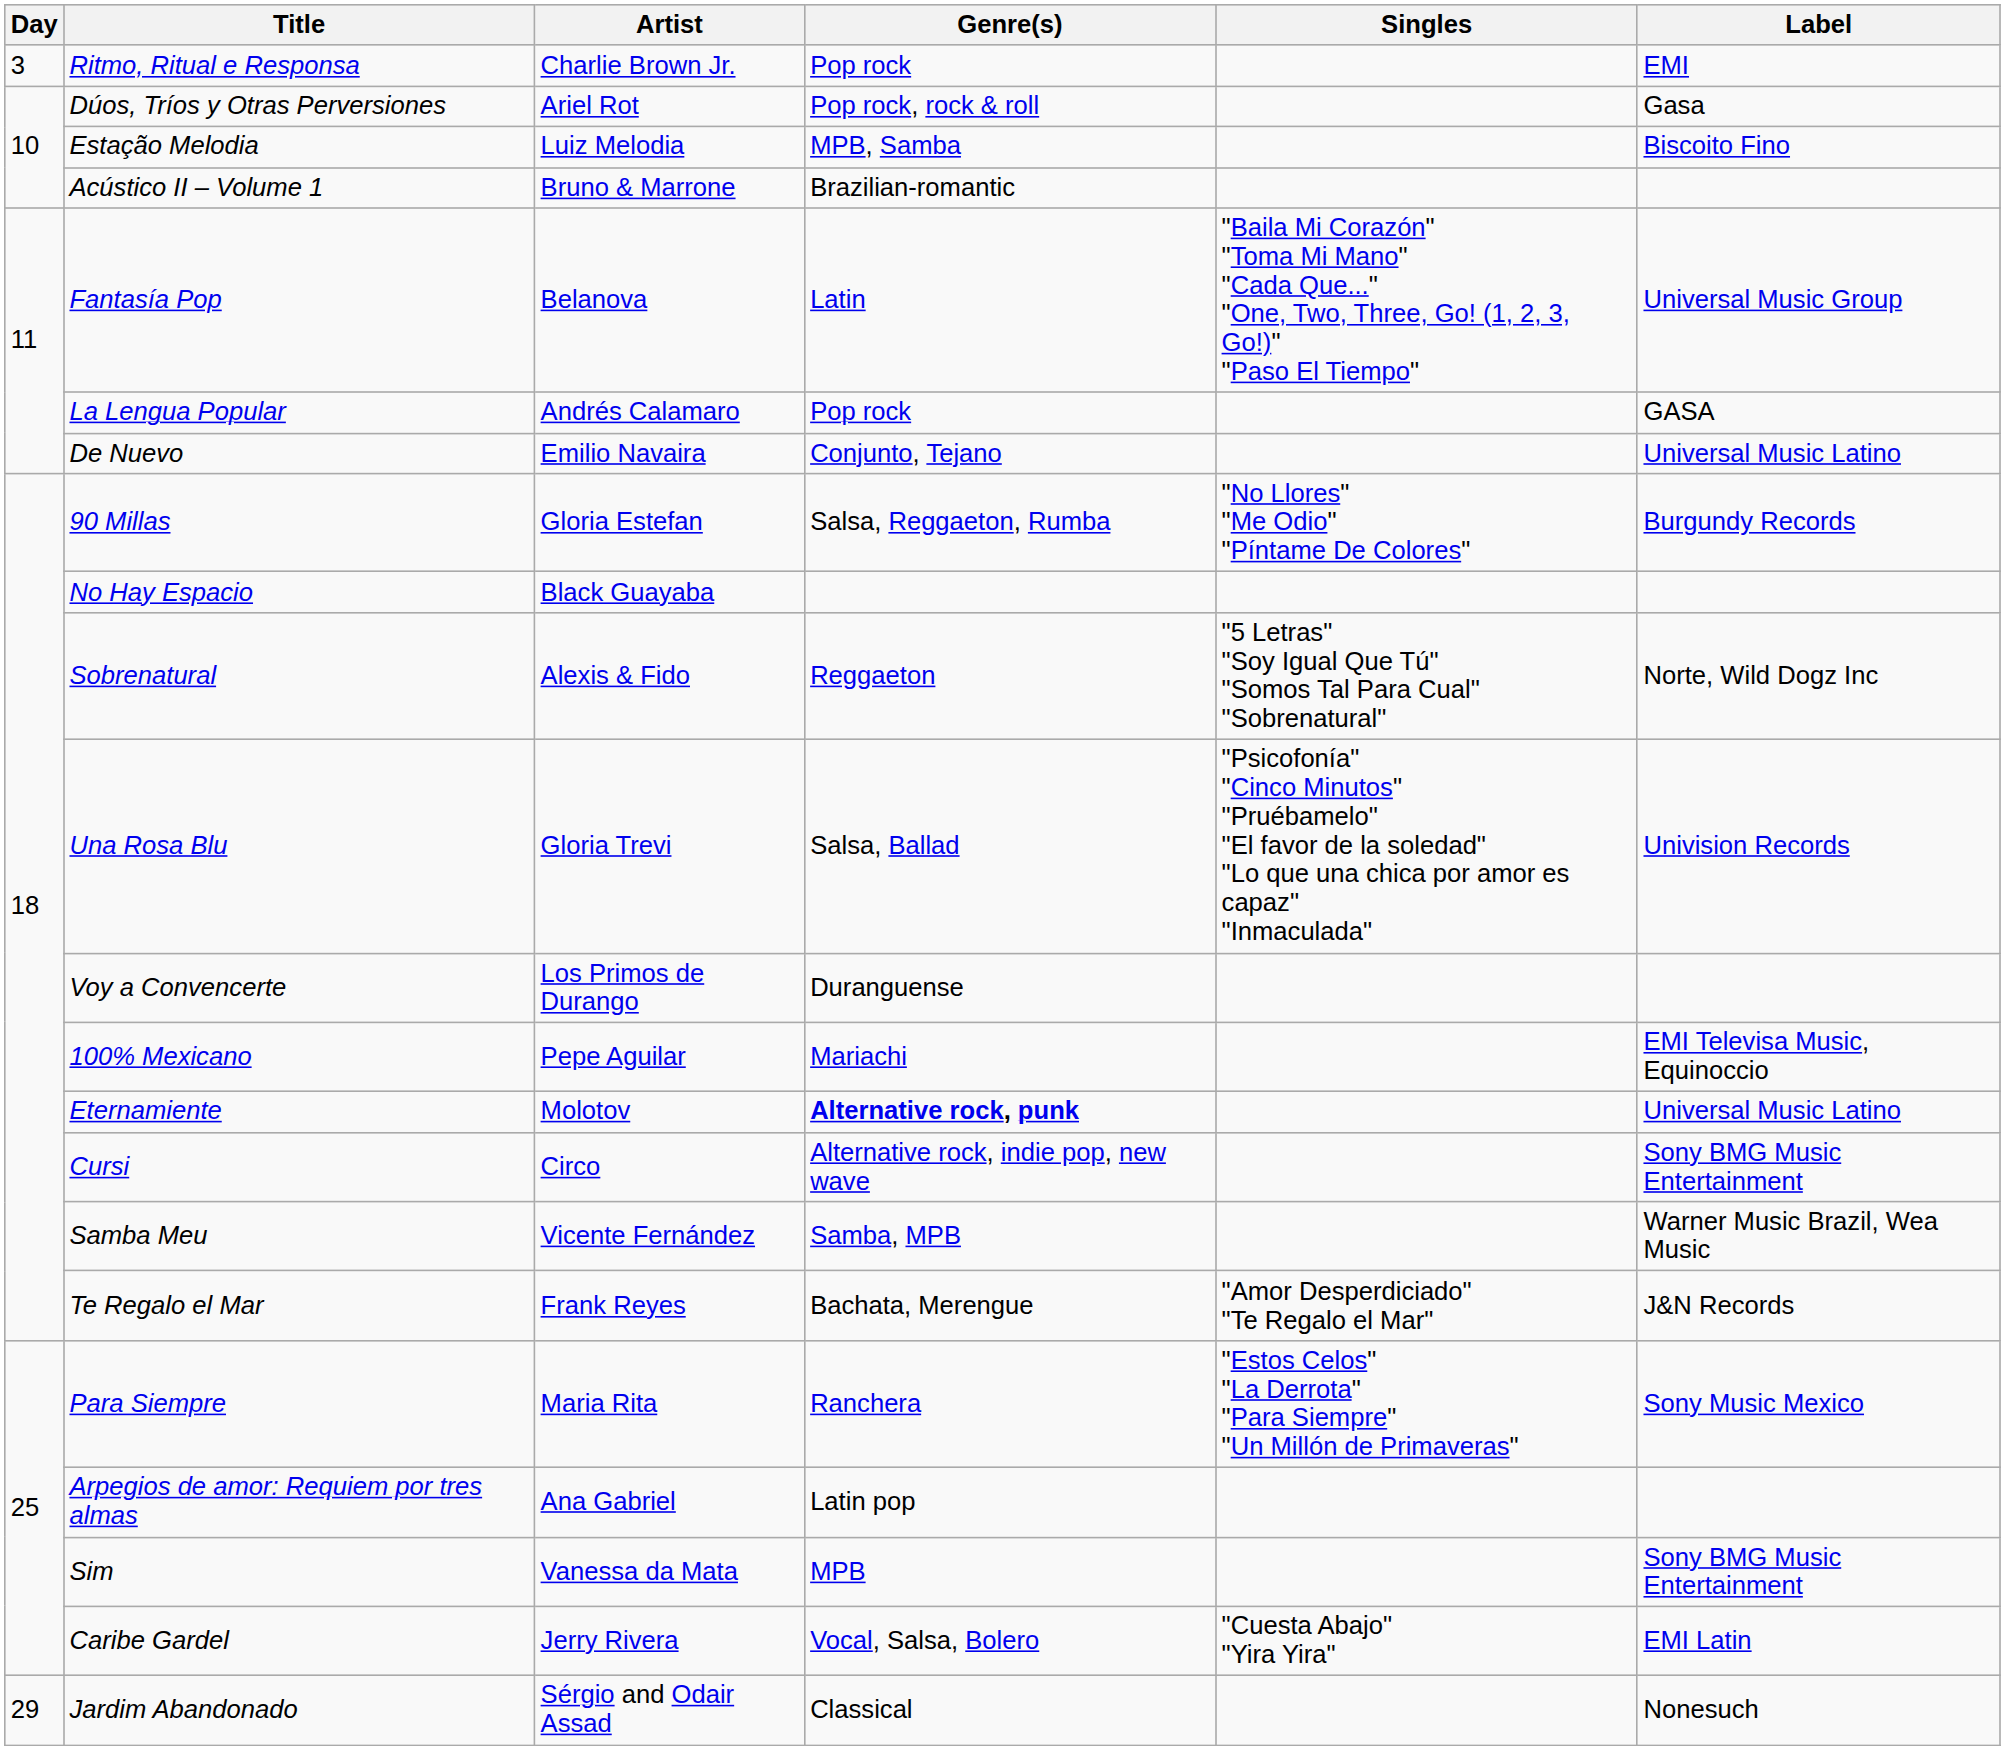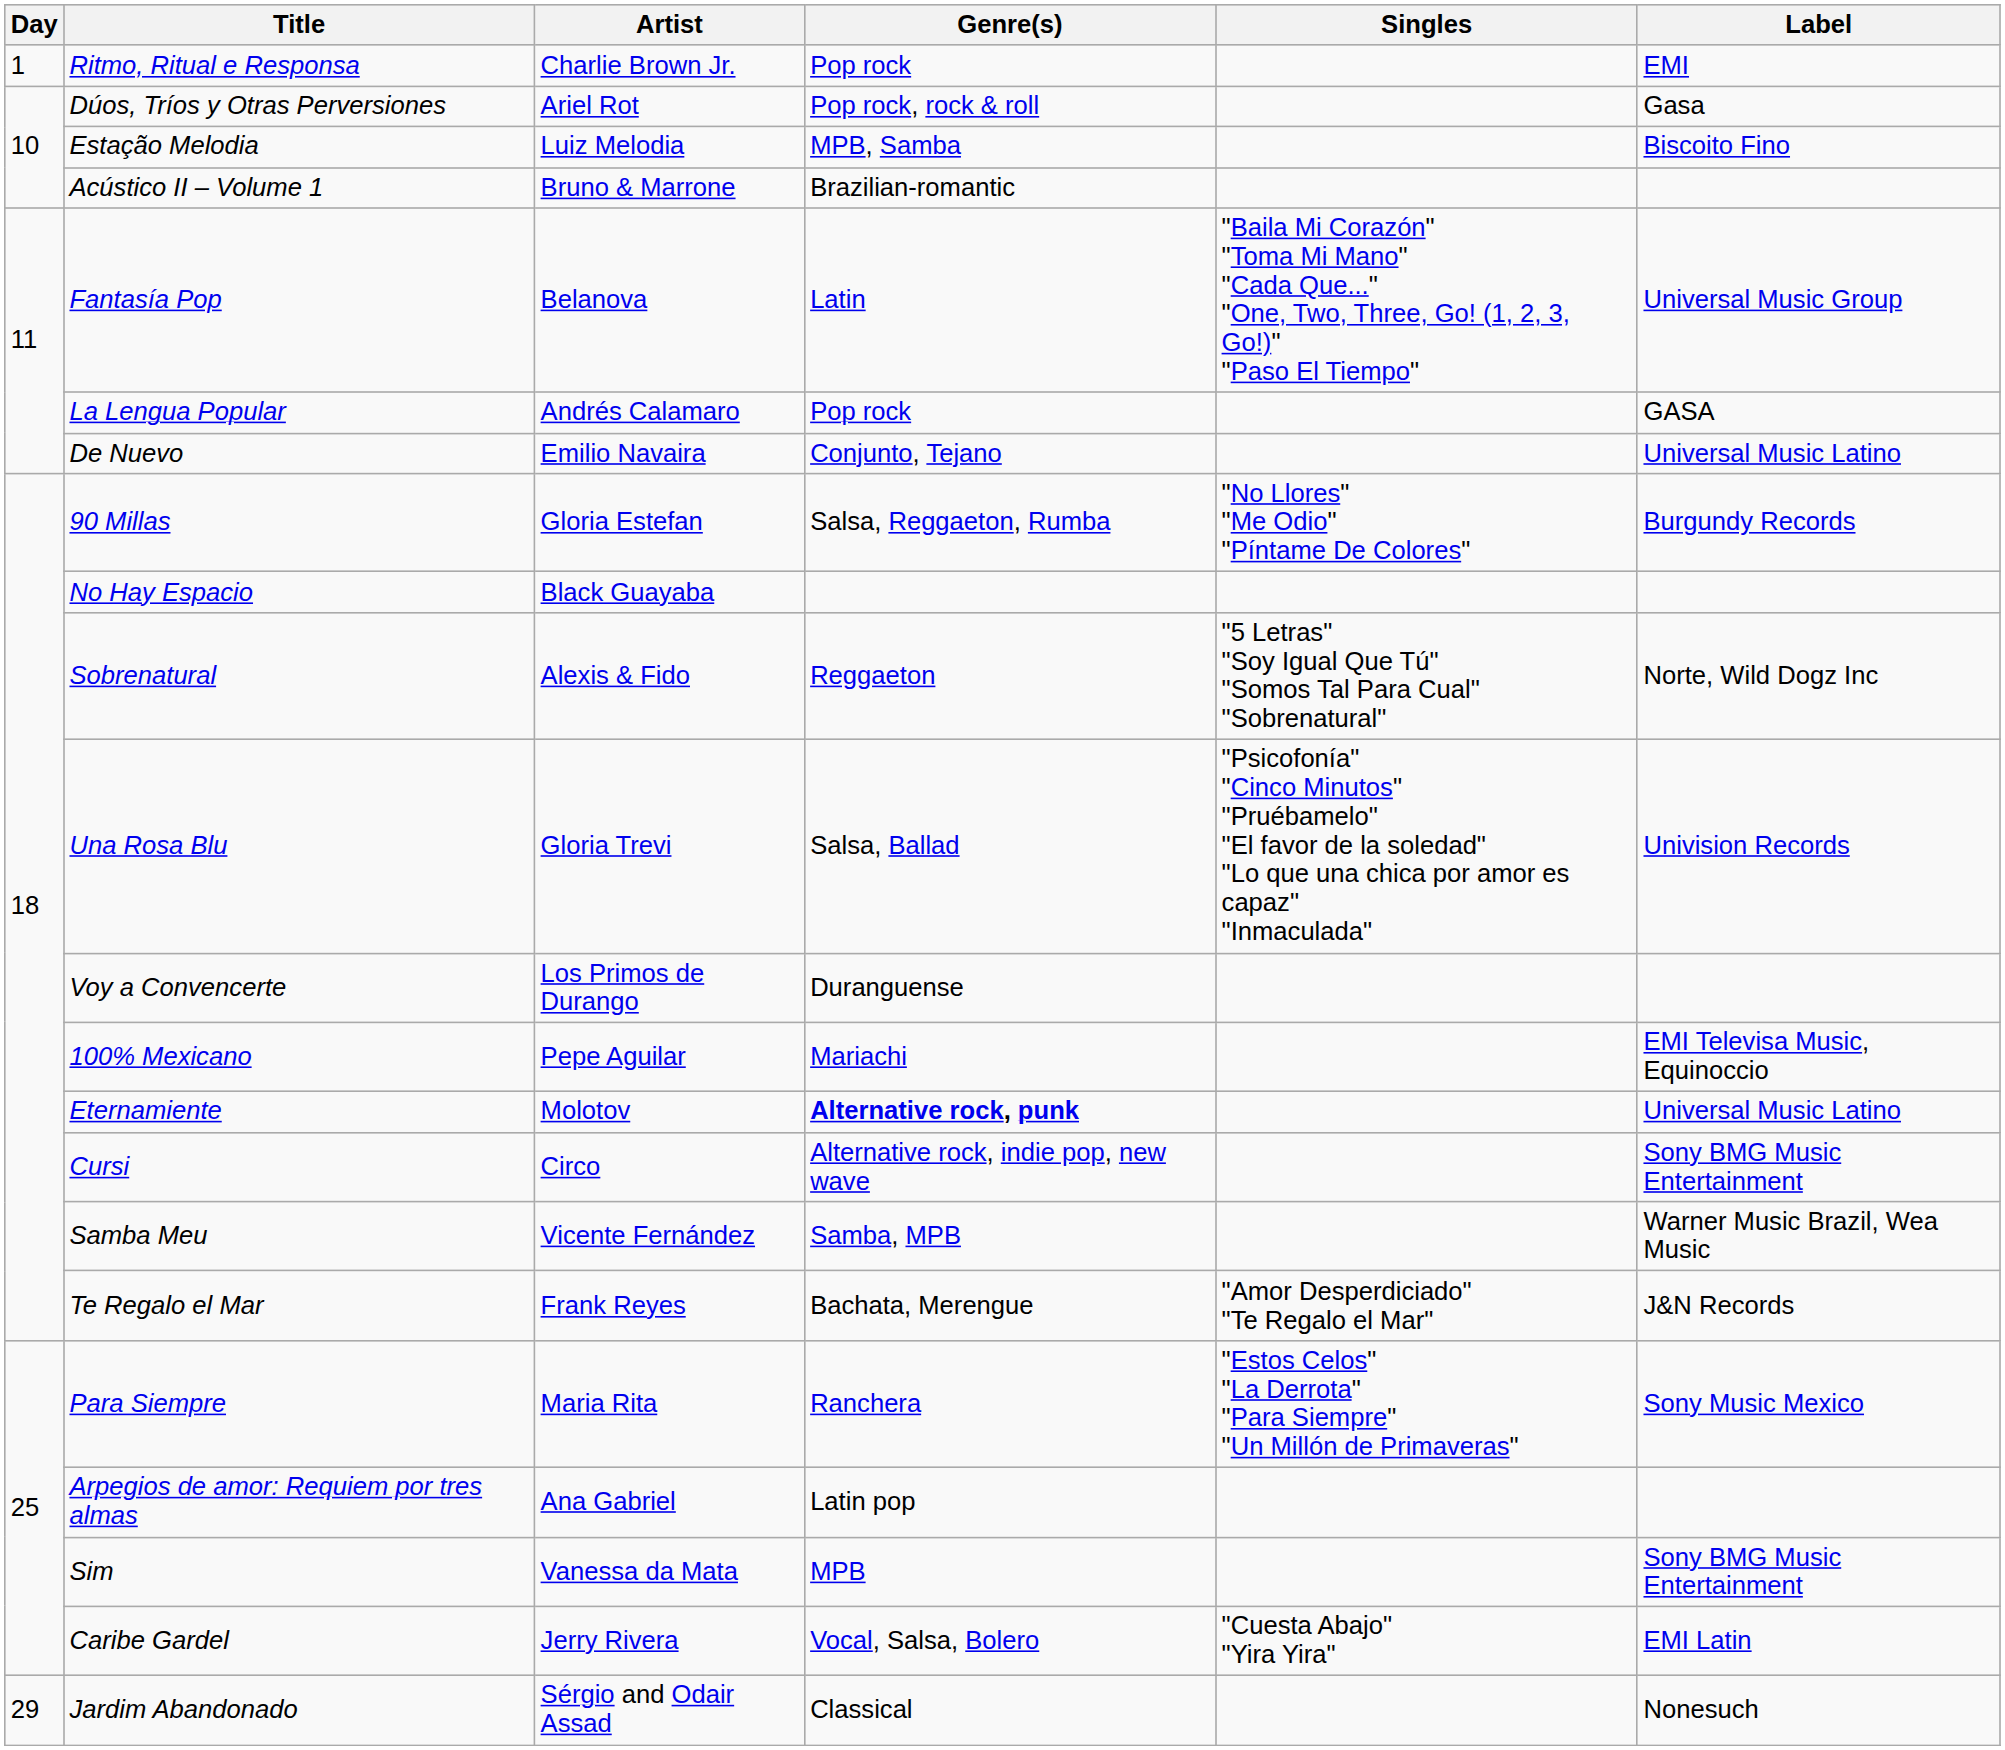(18, 65) 3 -> (18, 65) 1
